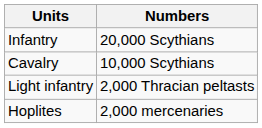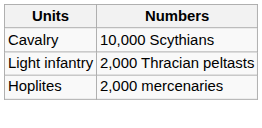- row: (33, 39)
